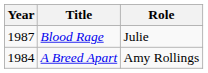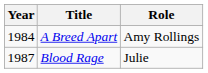rows swapped: (79, 57) <-> (72, 36)
